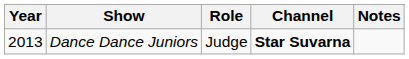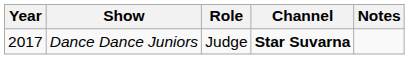(25, 41) 2013 -> (25, 41) 2017
